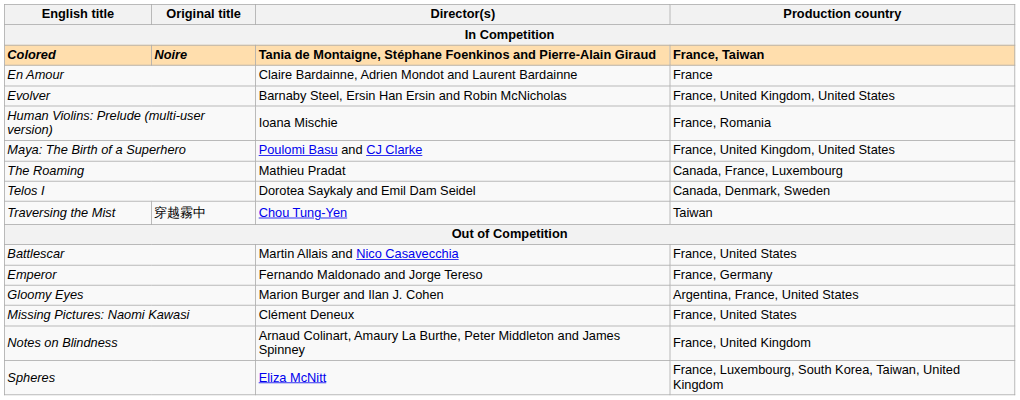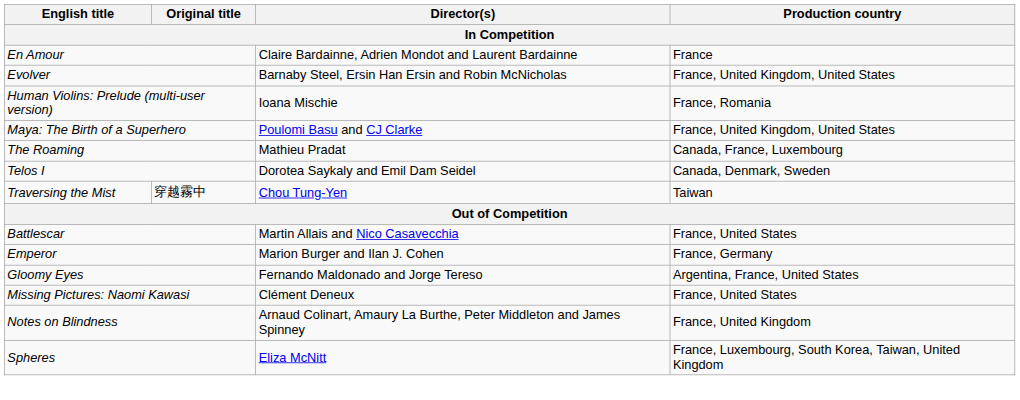- row: (32, 55)
(371, 275) Fernando Maldonado and Jorge Tereso -> (351, 254) Marion Burger and Ilan J. Cohen
(351, 295) Marion Burger and Ilan J. Cohen -> (371, 275) Fernando Maldonado and Jorge Tereso
